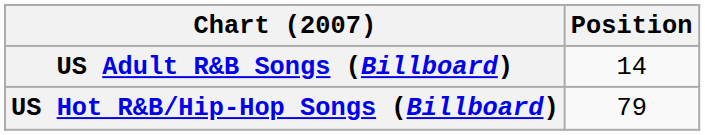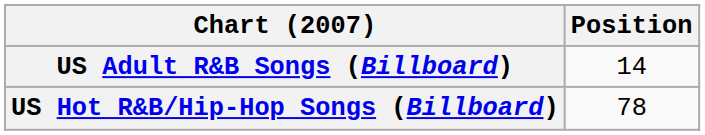(632, 108) 79 -> (632, 108) 78
